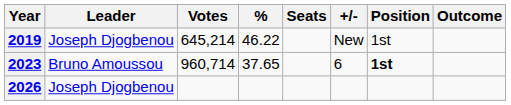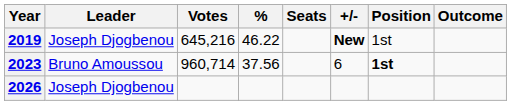(208, 40) 645,214 -> (208, 40) 645,216
(349, 40) normal -> (349, 40) bold
(261, 64) 37.65 -> (261, 64) 37.56
